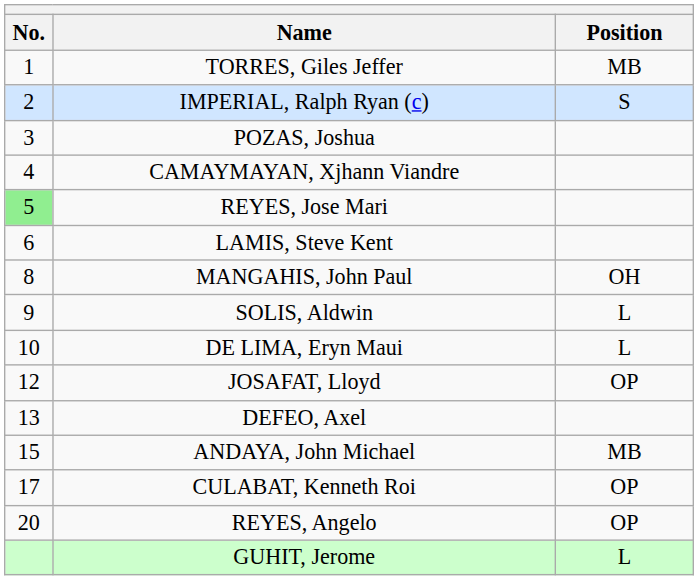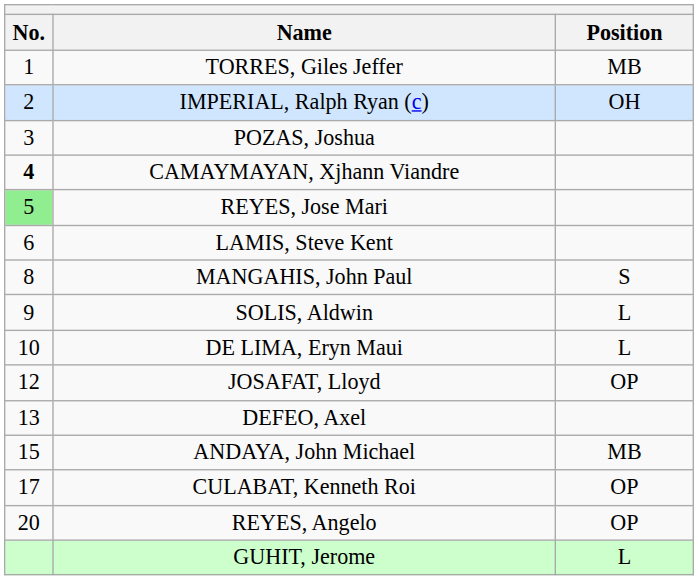(624, 102) S -> (624, 102) OH
(29, 172) normal -> (29, 172) bold
(624, 277) OH -> (624, 277) S
